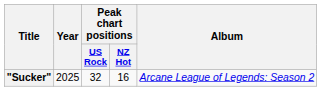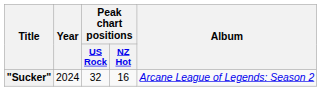(68, 77) 2025 -> (68, 77) 2024
